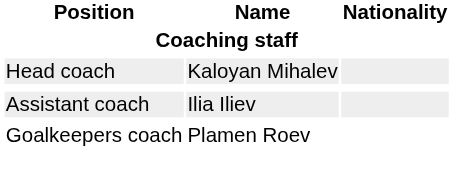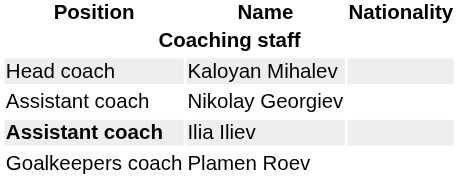+ row: (265, 101)
(78, 104) normal -> (84, 132) bold
